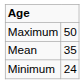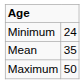rows swapped: (33, 32) <-> (31, 69)
